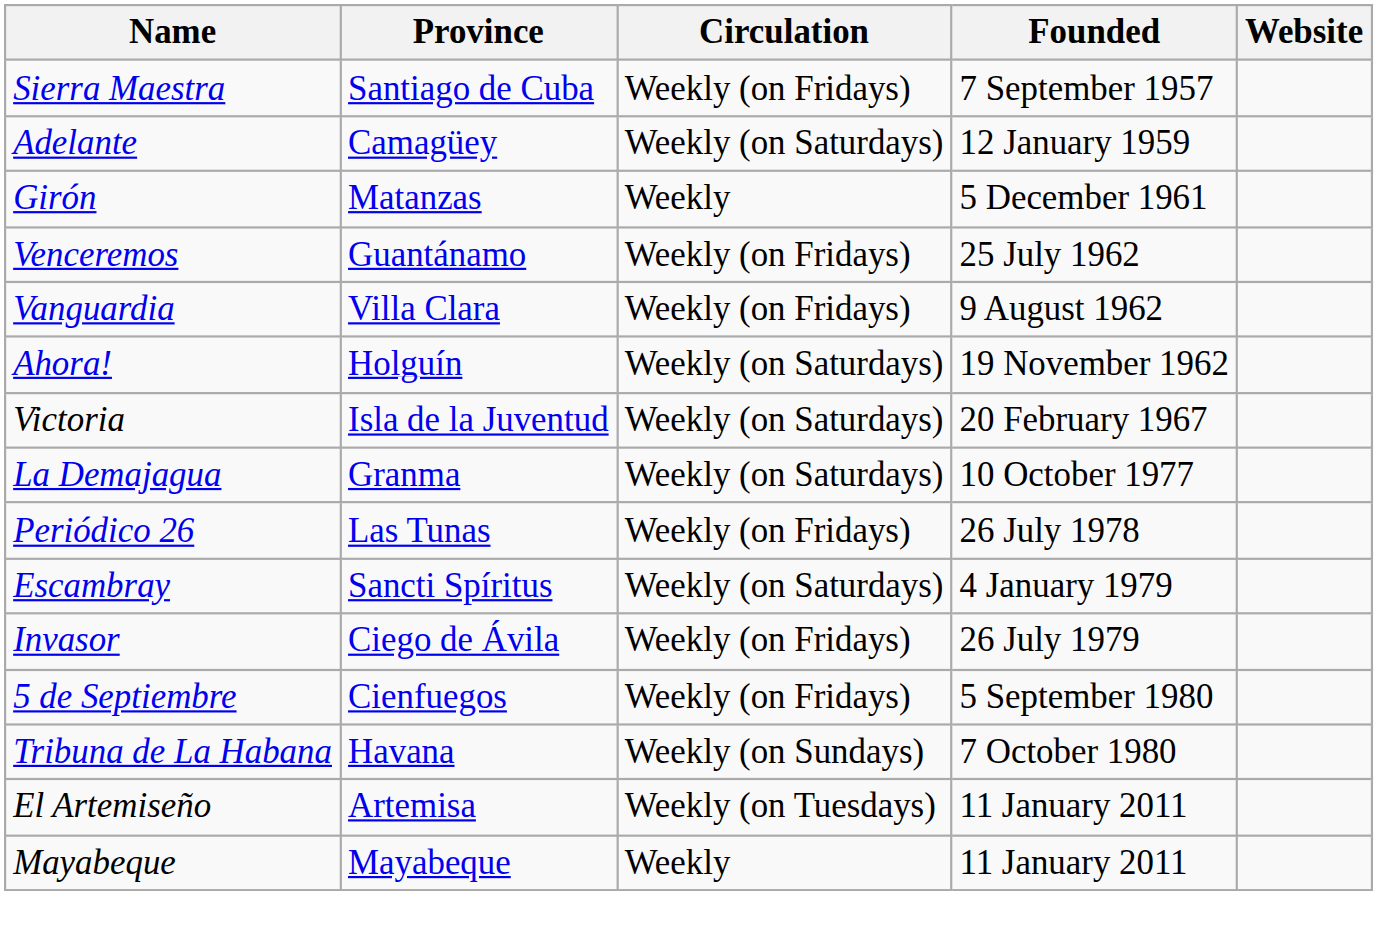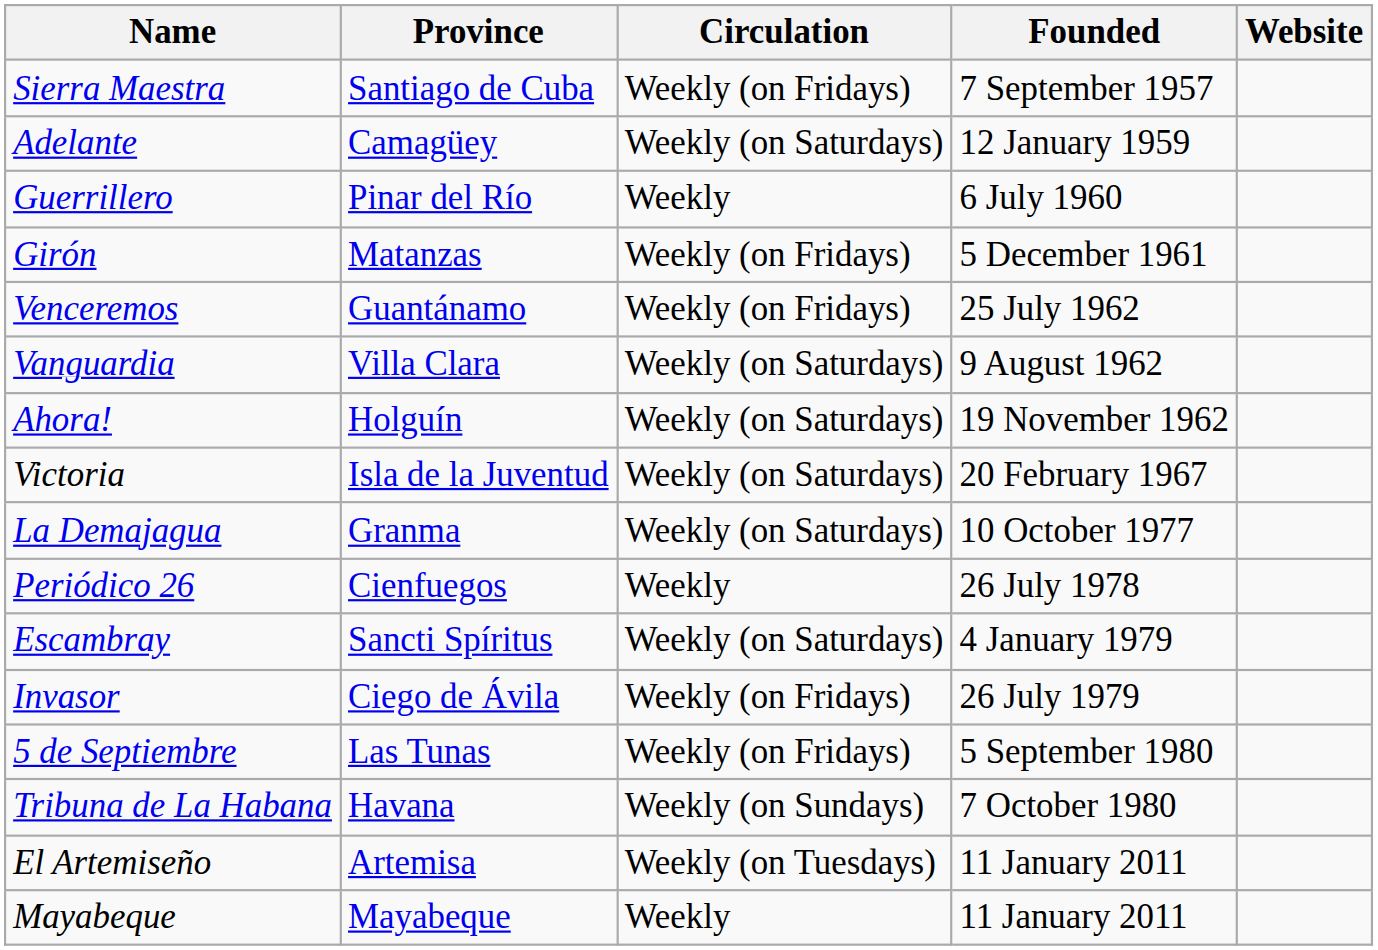+ row: (93, 198)
(678, 198) Weekly -> (768, 253) Weekly (on Fridays)
(768, 308) Weekly (on Fridays) -> (784, 364) Weekly (on Saturdays)
(419, 530) Las Tunas -> (427, 585) Cienfuegos
(768, 530) Weekly (on Fridays) -> (678, 585) Weekly
(427, 695) Cienfuegos -> (419, 751) Las Tunas
